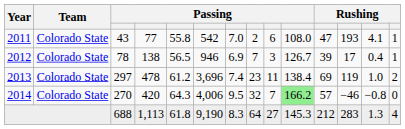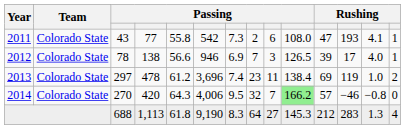(236, 38) 7.0 -> (236, 38) 7.3
(180, 57) 56.5 -> (180, 57) 56.6
(298, 57) 126.7 -> (298, 57) 126.5
(375, 57) 0.4 -> (375, 57) 4.0
